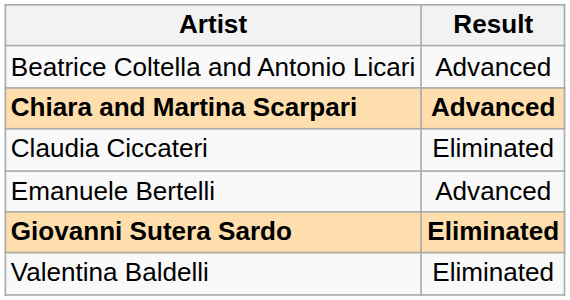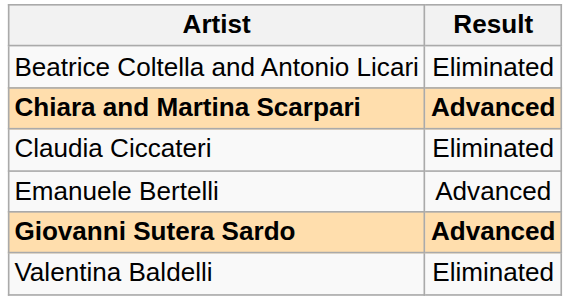(493, 66) Advanced -> (493, 66) Eliminated
(493, 231) Eliminated -> (493, 231) Advanced
